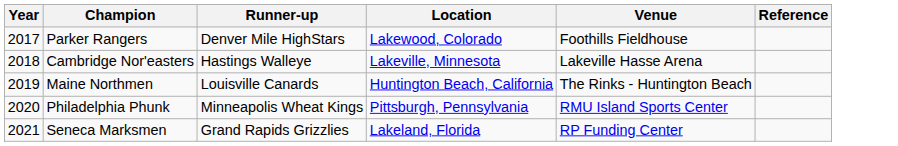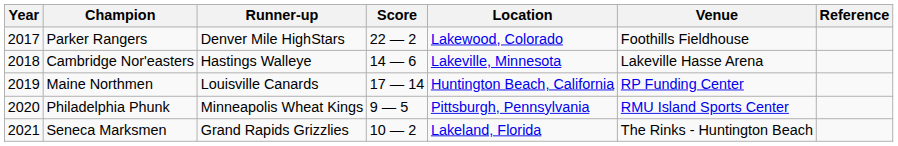+ column: (397, 15)
(656, 84) The Rinks - Huntington Beach -> (682, 84) RP Funding Center
(621, 130) RP Funding Center -> (717, 130) The Rinks - Huntington Beach
